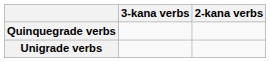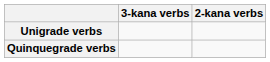rows swapped: (61, 31) <-> (61, 48)
